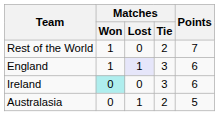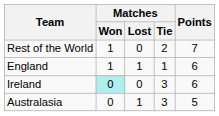(139, 66) lavender background -> (139, 66) no background
(164, 66) 3 -> (164, 66) 1
(164, 102) 2 -> (164, 102) 3
